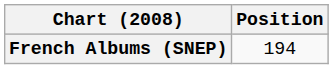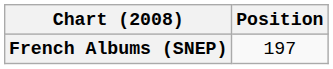(280, 49) 194 -> (280, 49) 197
